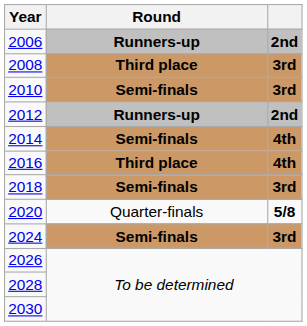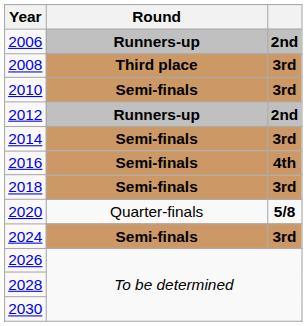(285, 139) 4th -> (285, 139) 3rd
(157, 163) Third place -> (157, 163) Semi-finals
